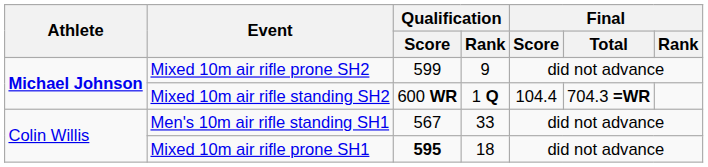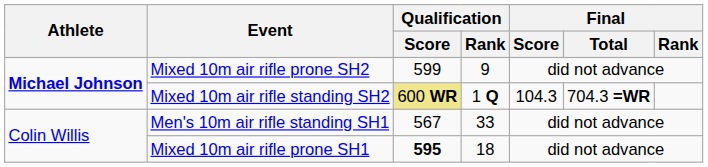(427, 97) no background -> (427, 97) khaki background
(536, 97) 104.4 -> (536, 97) 104.3
